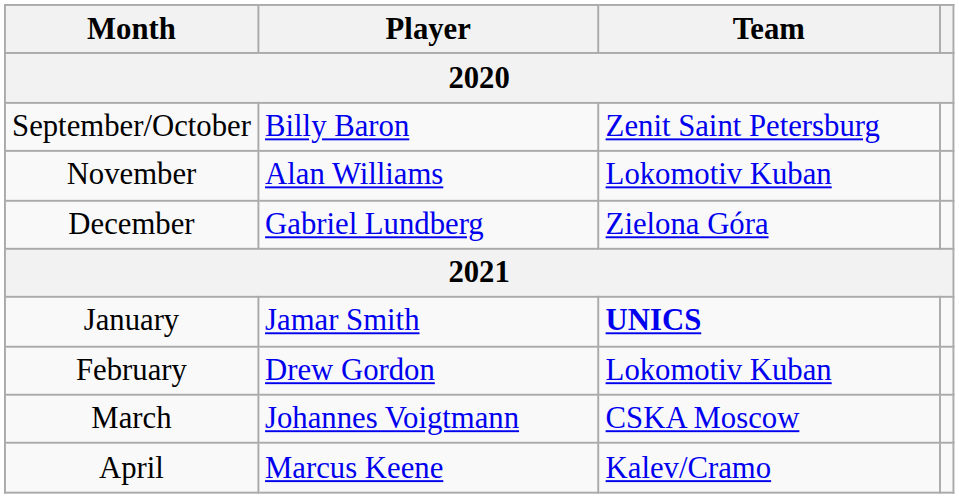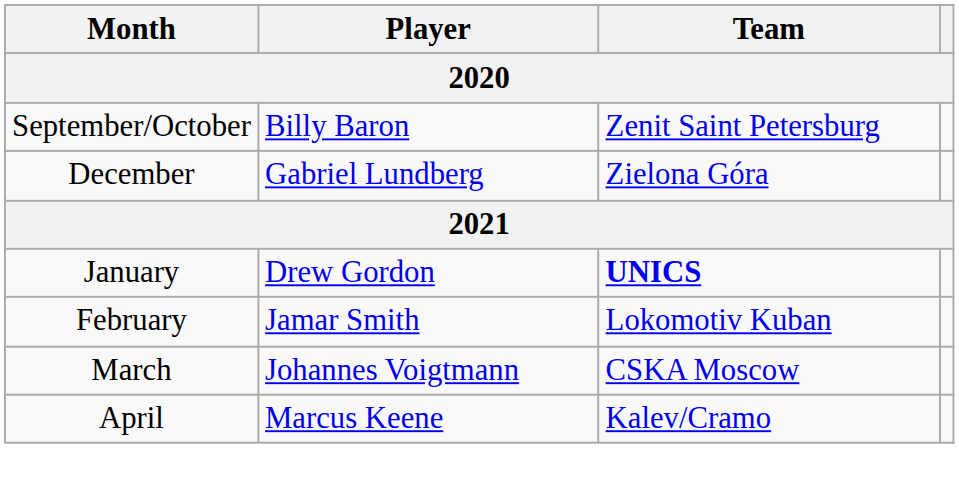- row: (131, 175)
(342, 321) Jamar Smith -> (350, 272) Drew Gordon
(350, 369) Drew Gordon -> (342, 321) Jamar Smith
